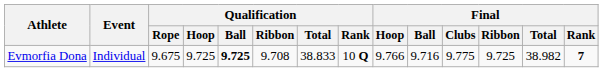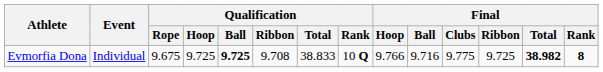(543, 56) normal -> (543, 56) bold
(581, 56) 7 -> (581, 56) 8
